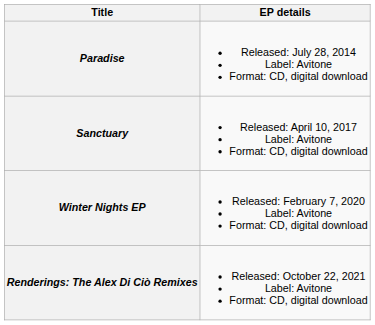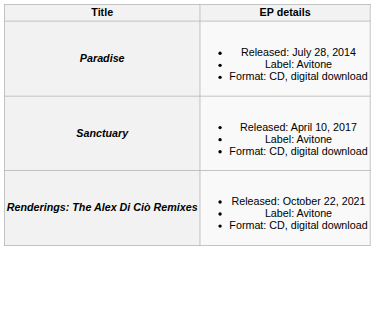- row: (102, 208)
